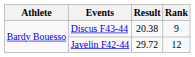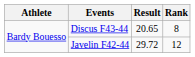(147, 29) 20.38 -> (147, 29) 20.65
(176, 29) 9 -> (176, 29) 8
